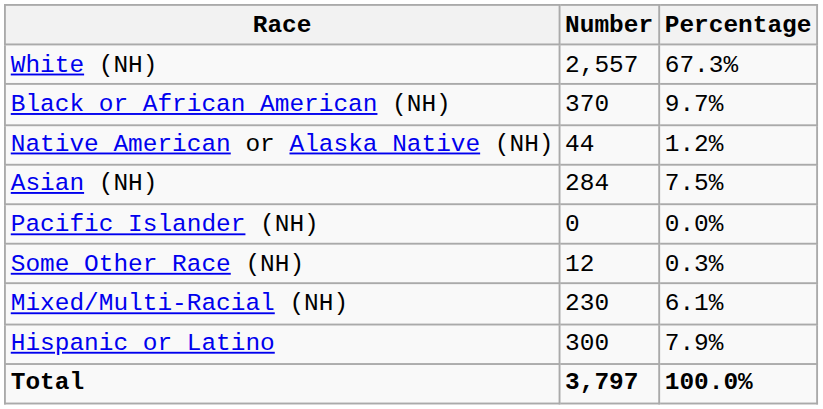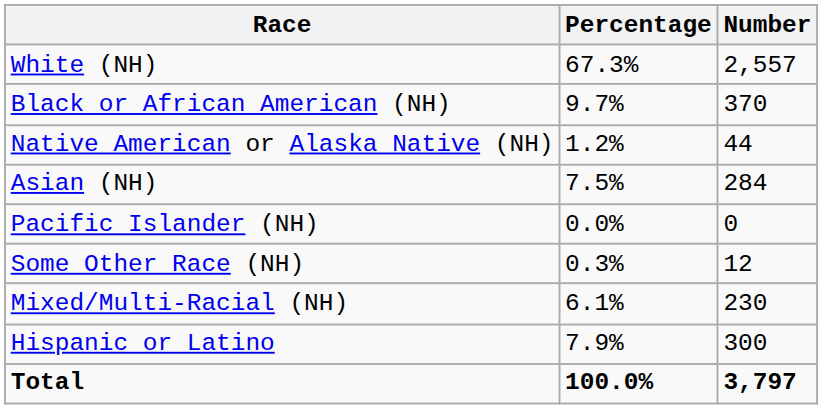columns swapped: (609, 25) <-> (738, 25)
